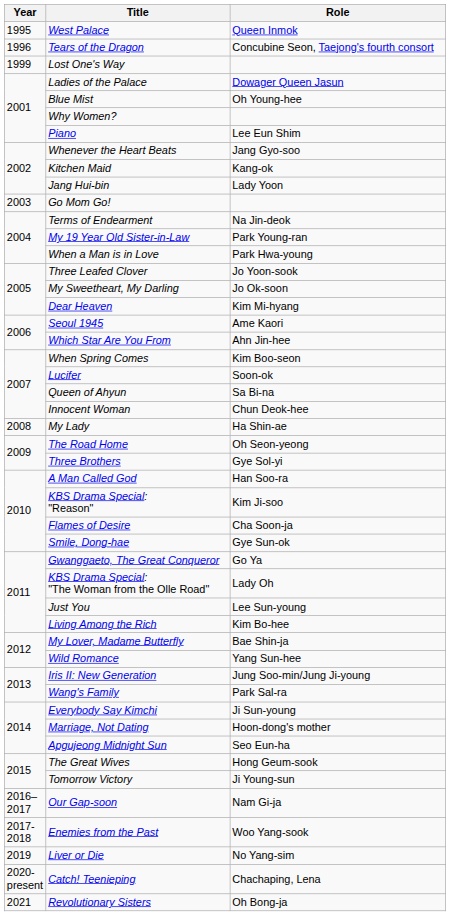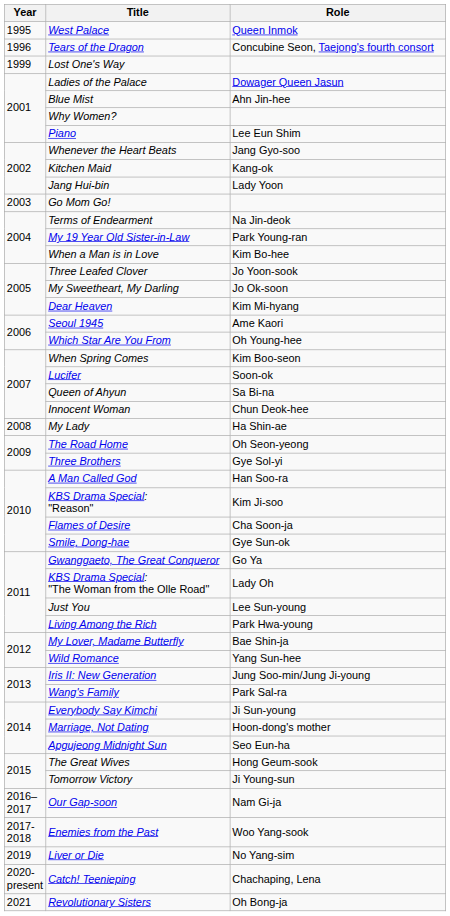(267, 99) Oh Young-hee -> (261, 99) Ahn Jin-hee
(273, 254) Park Hwa-young -> (261, 254) Kim Bo-hee
(261, 340) Ahn Jin-hee -> (267, 340) Oh Young-hee
(261, 624) Kim Bo-hee -> (273, 624) Park Hwa-young
